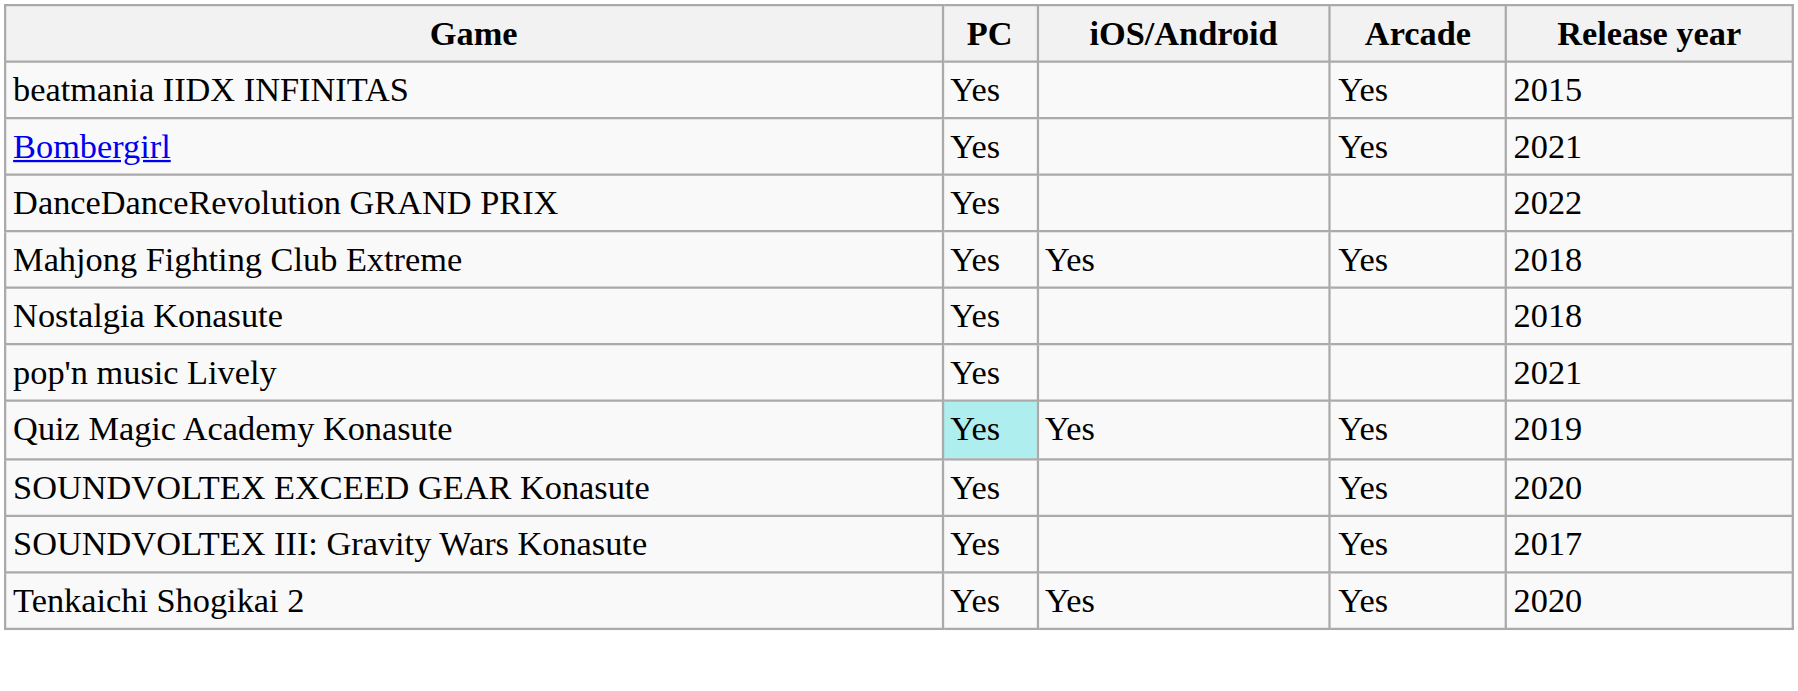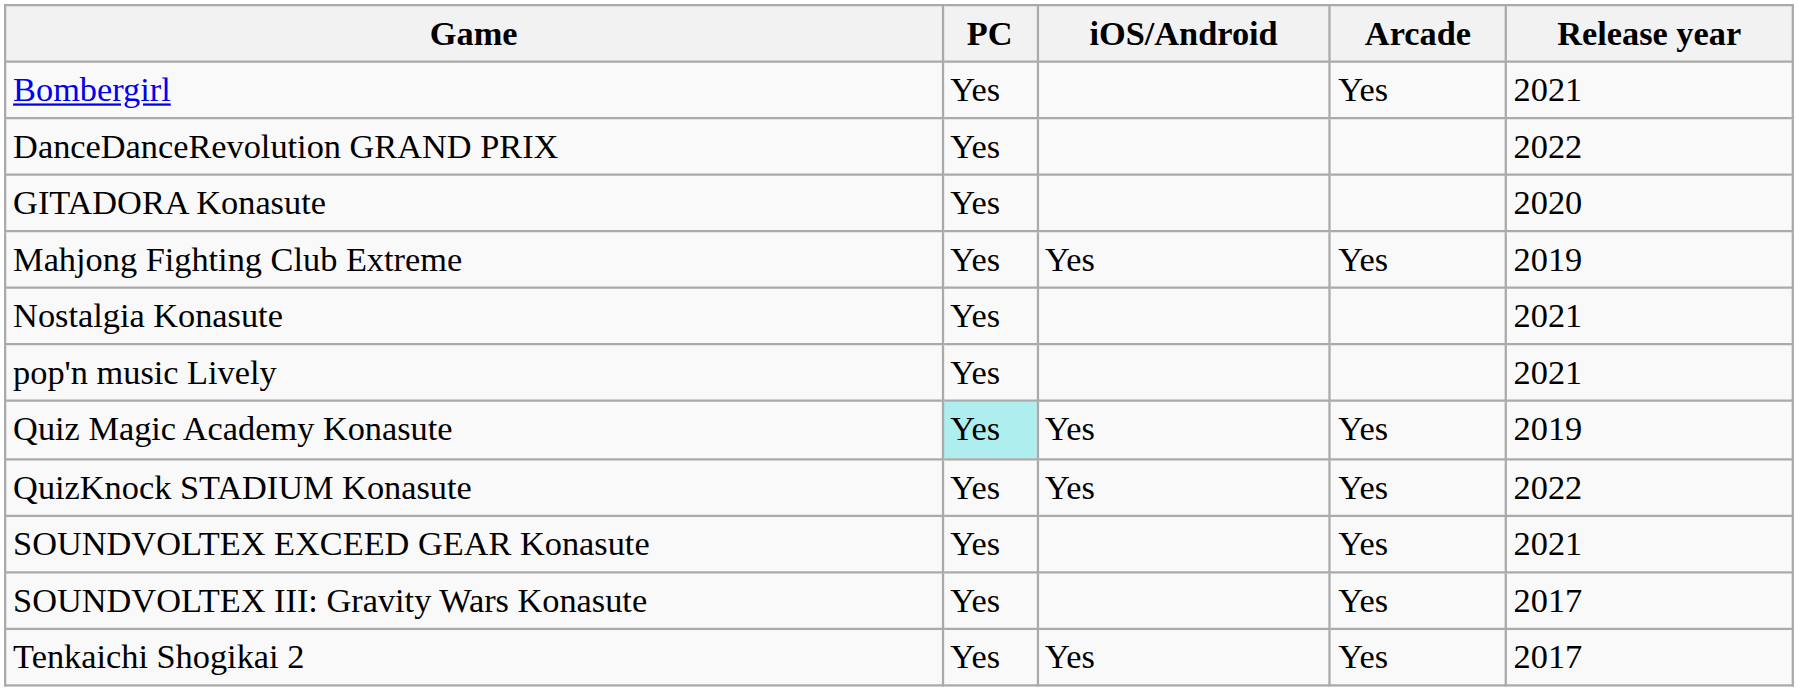- row: (211, 89)
+ row: (170, 202)
(1548, 259) 2018 -> (1548, 259) 2019
(1548, 316) 2018 -> (1548, 316) 2021
+ row: (242, 486)
(1548, 486) 2020 -> (1548, 542) 2021
(1548, 599) 2020 -> (1548, 656) 2017
